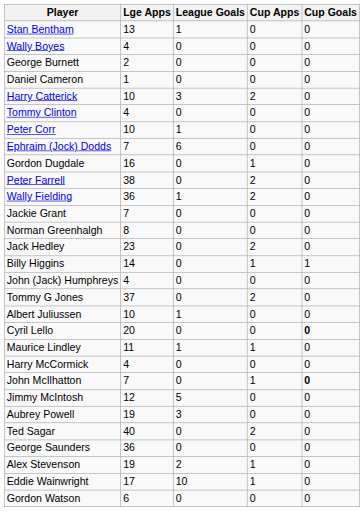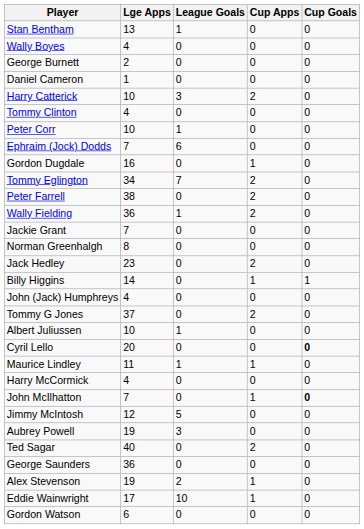+ row: (47, 180)
